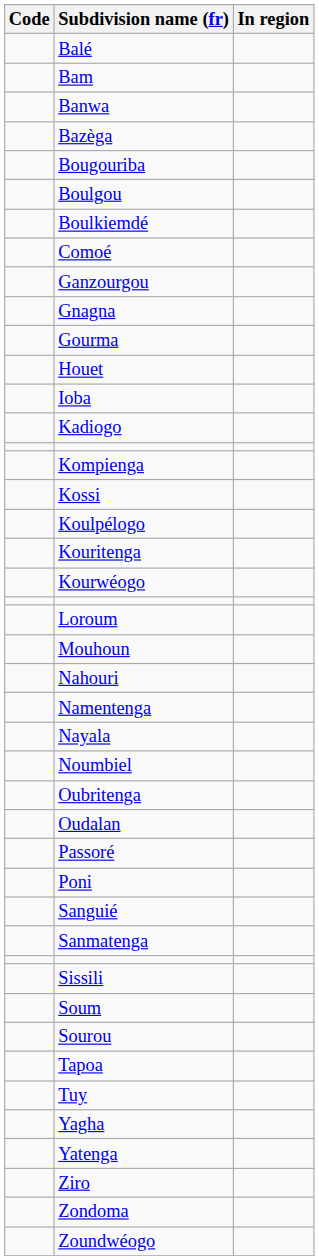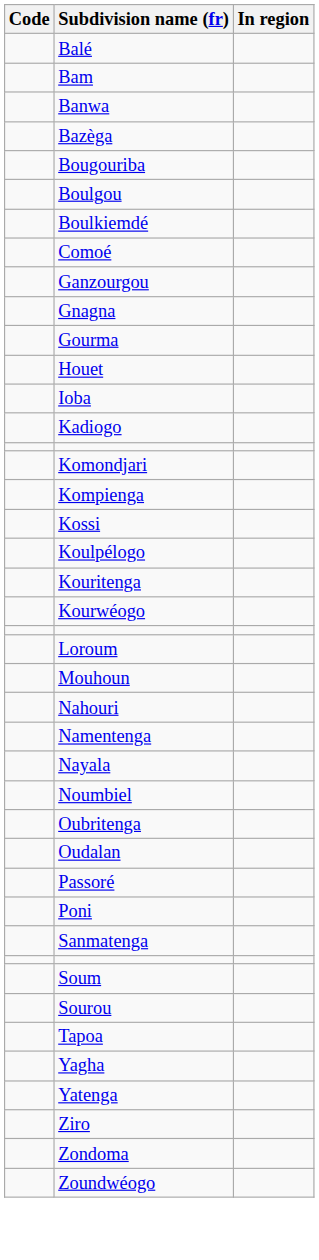+ row: (29, 465)
- row: (29, 912)
- row: (29, 978)
- row: (29, 1095)
